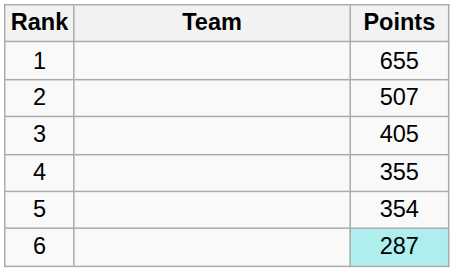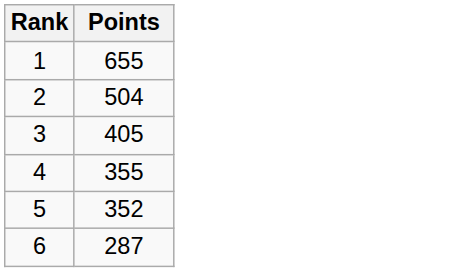- column: (212, 23)
(399, 97) 507 -> (124, 97) 504
(399, 209) 354 -> (124, 209) 352
(399, 246) paleturquoise background -> (124, 246) no background
